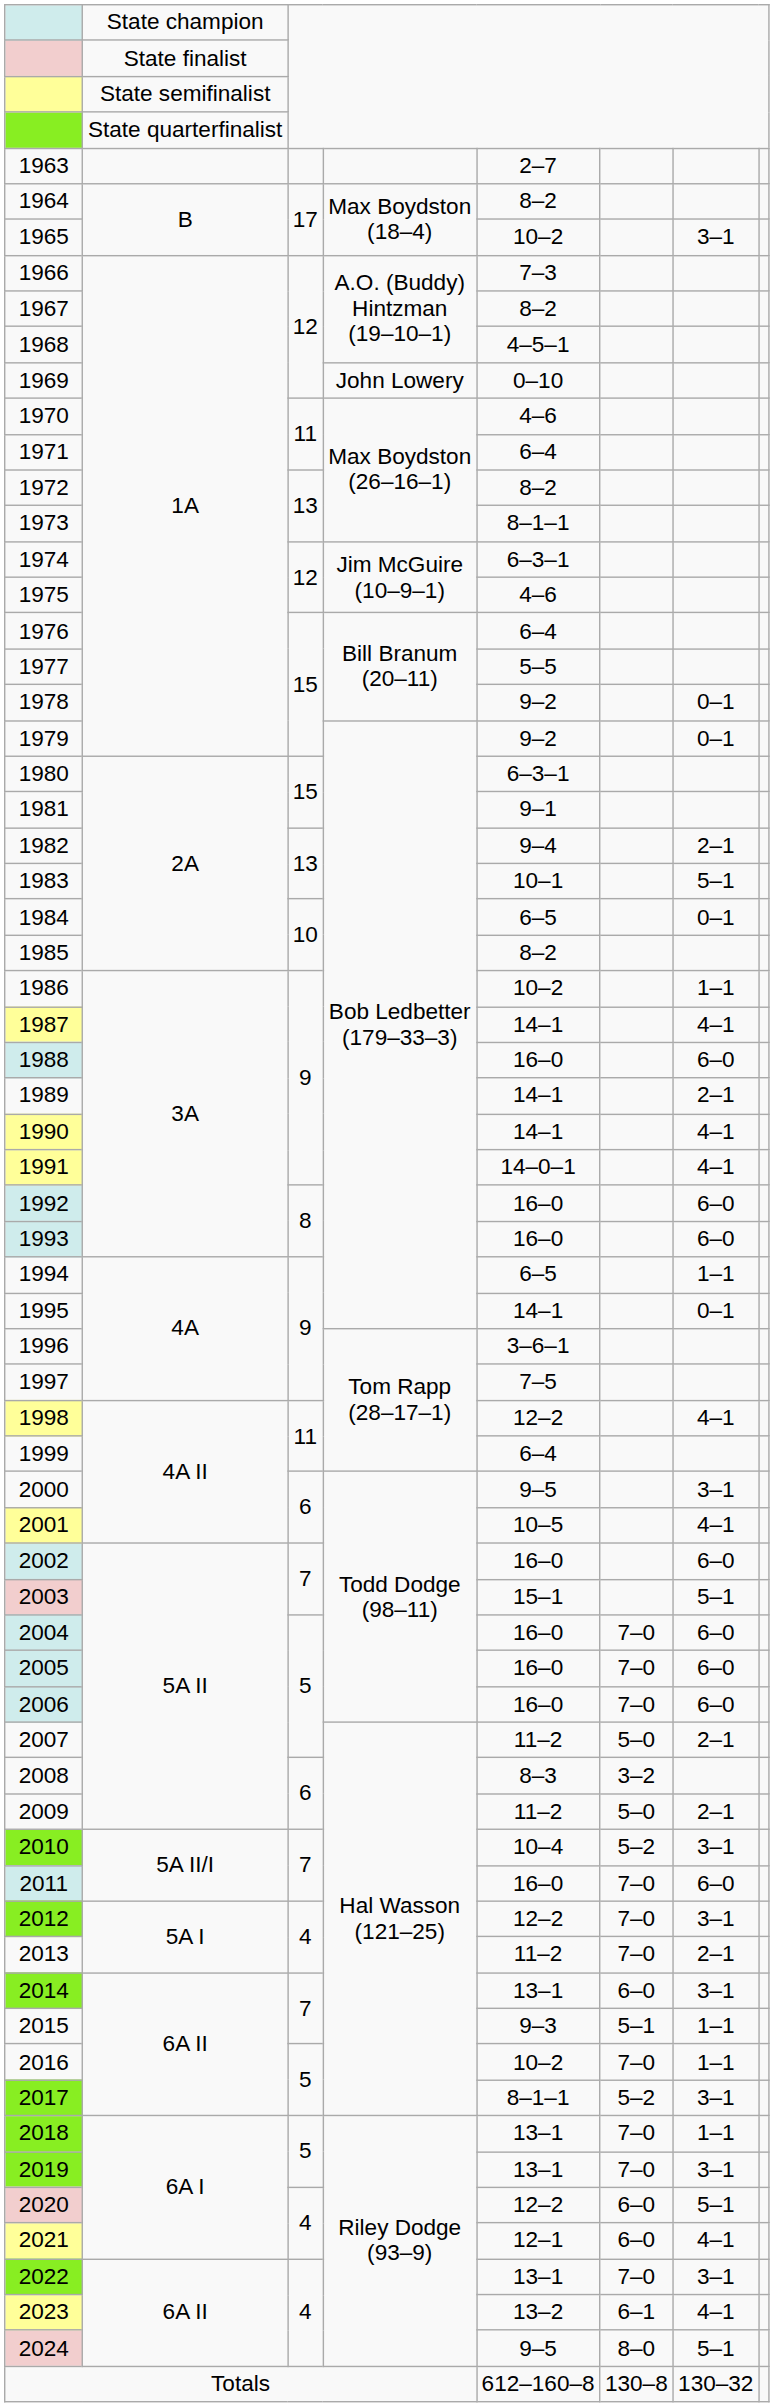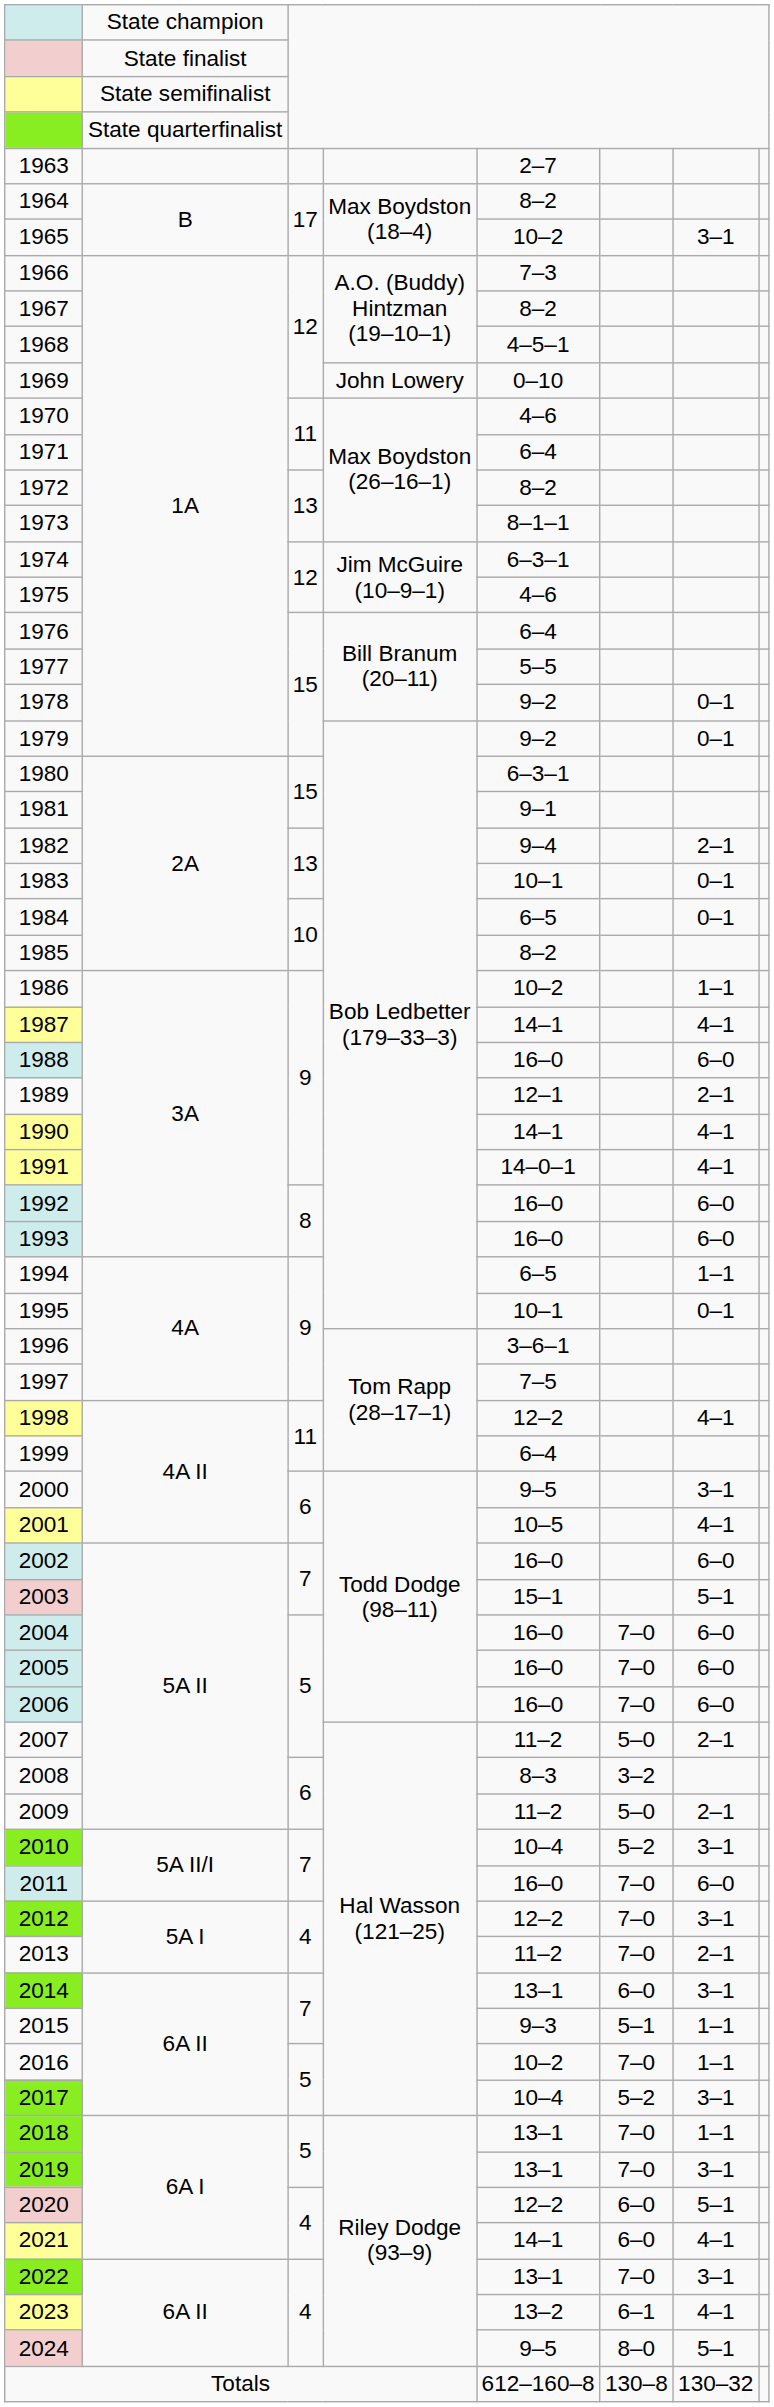(716, 881) 5–1 -> (716, 881) 0–1
(538, 1095) 14–1 -> (538, 1095) 12–1
(538, 1310) 14–1 -> (538, 1310) 10–1
(538, 2097) 8–1–1 -> (538, 2097) 10–4
(538, 2240) 12–1 -> (538, 2240) 14–1
